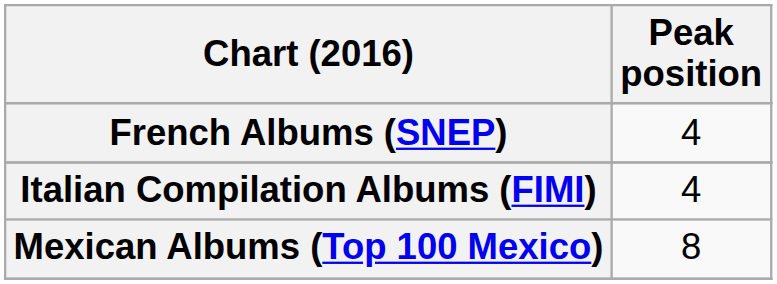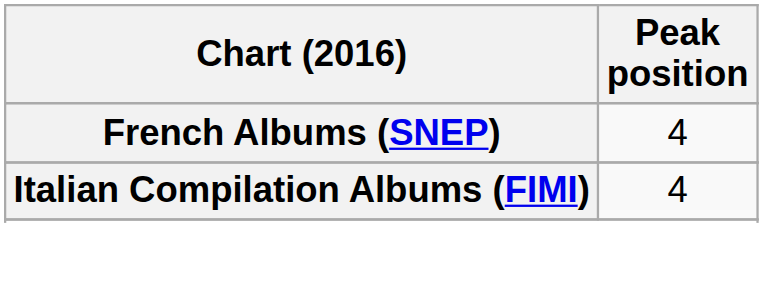- row: (309, 248)
